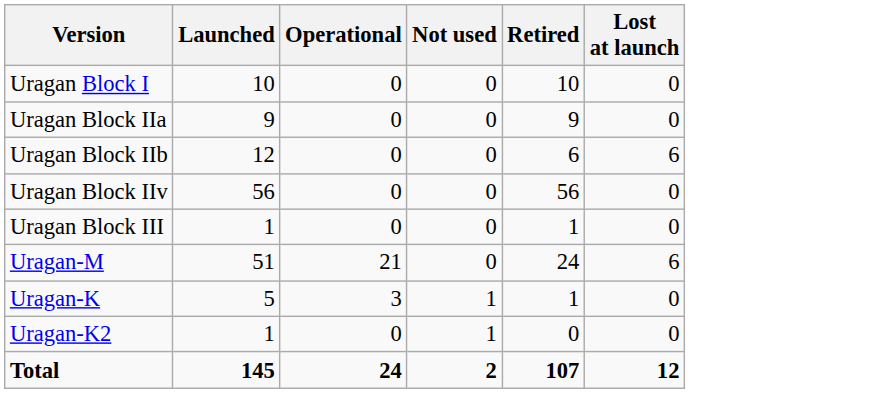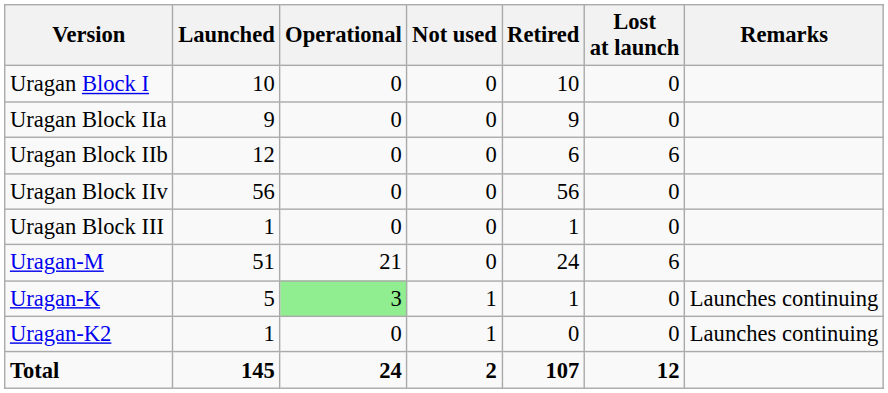+ column: (784, 35)
(396, 298) no background -> (396, 298) lightgreen background
